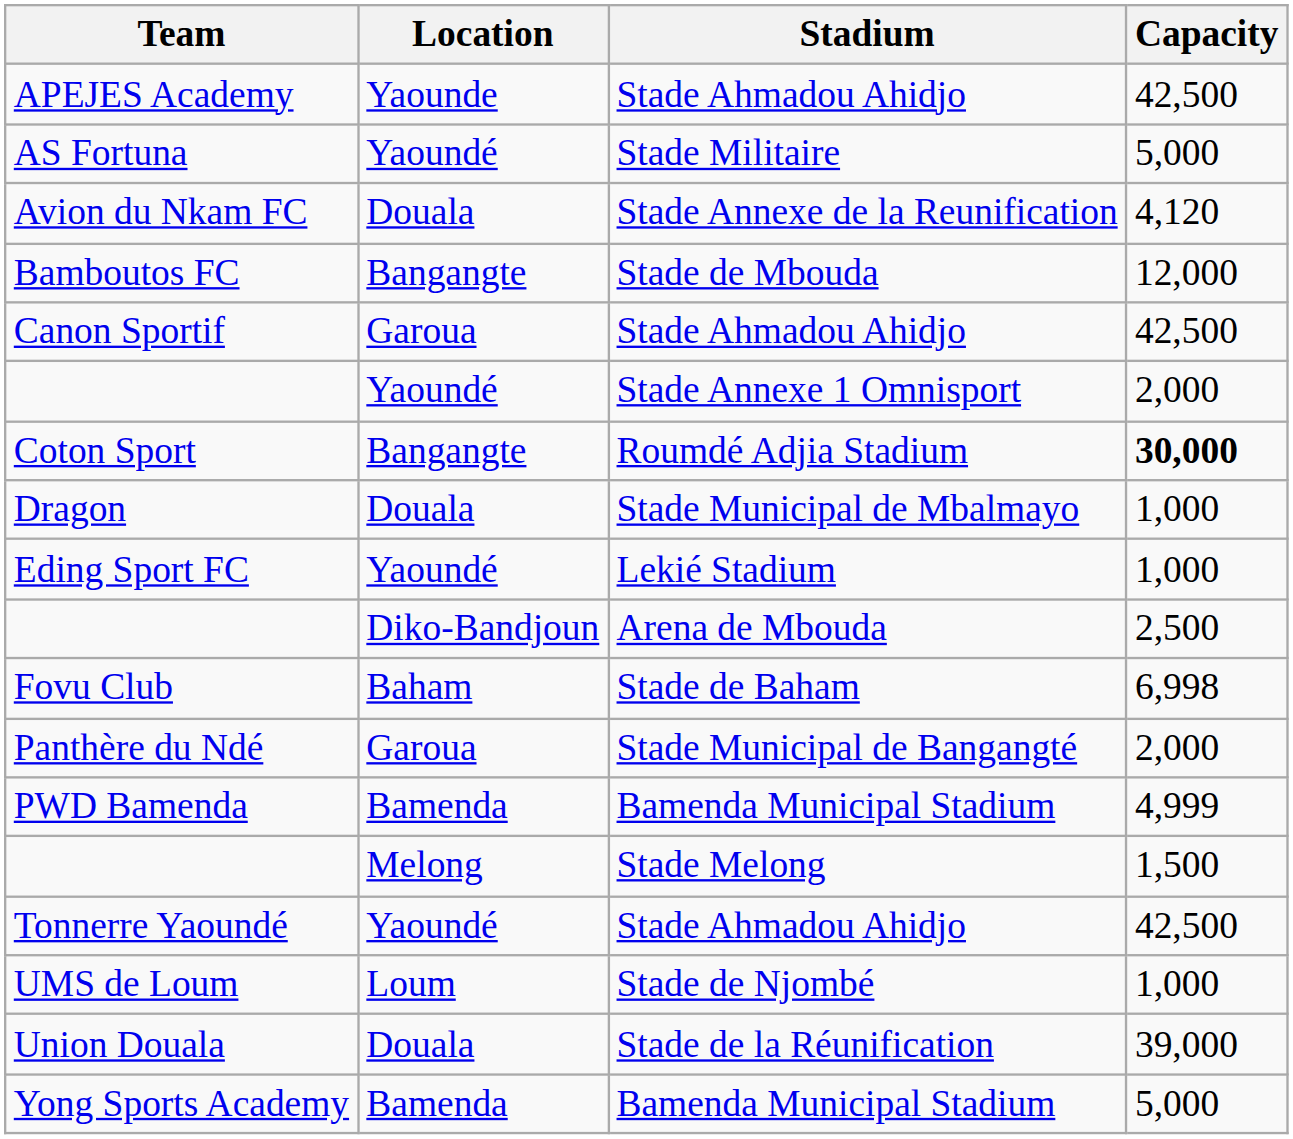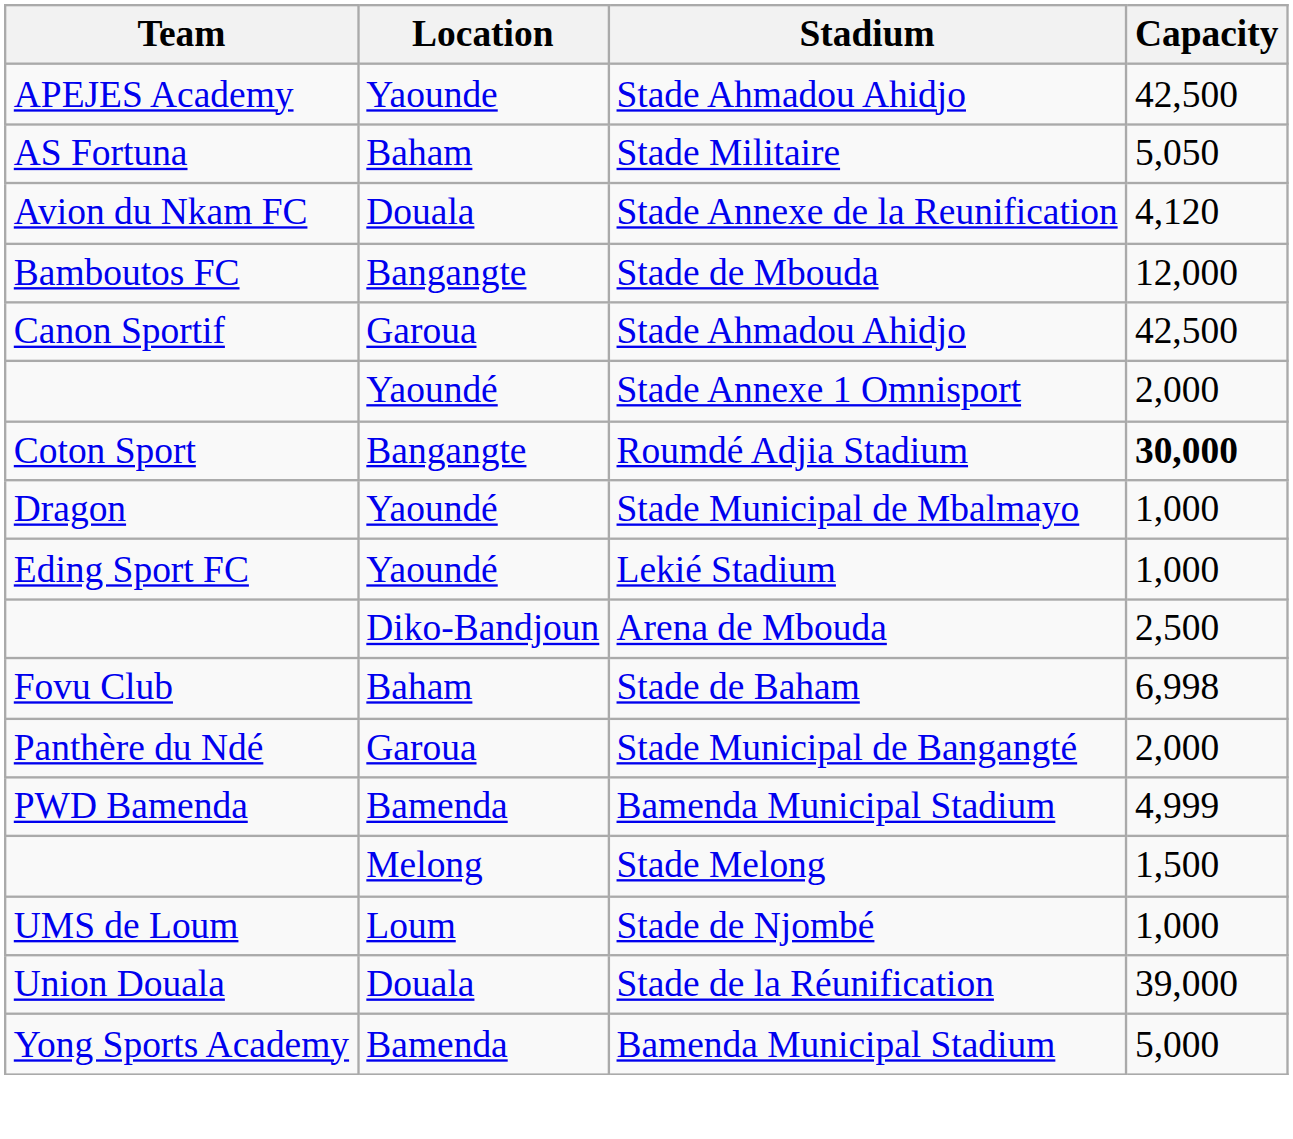(432, 152) Yaoundé -> (419, 152) Baham
(1177, 152) 5,000 -> (1177, 152) 5,050
(420, 509) Douala -> (432, 509) Yaoundé
- row: (151, 924)
